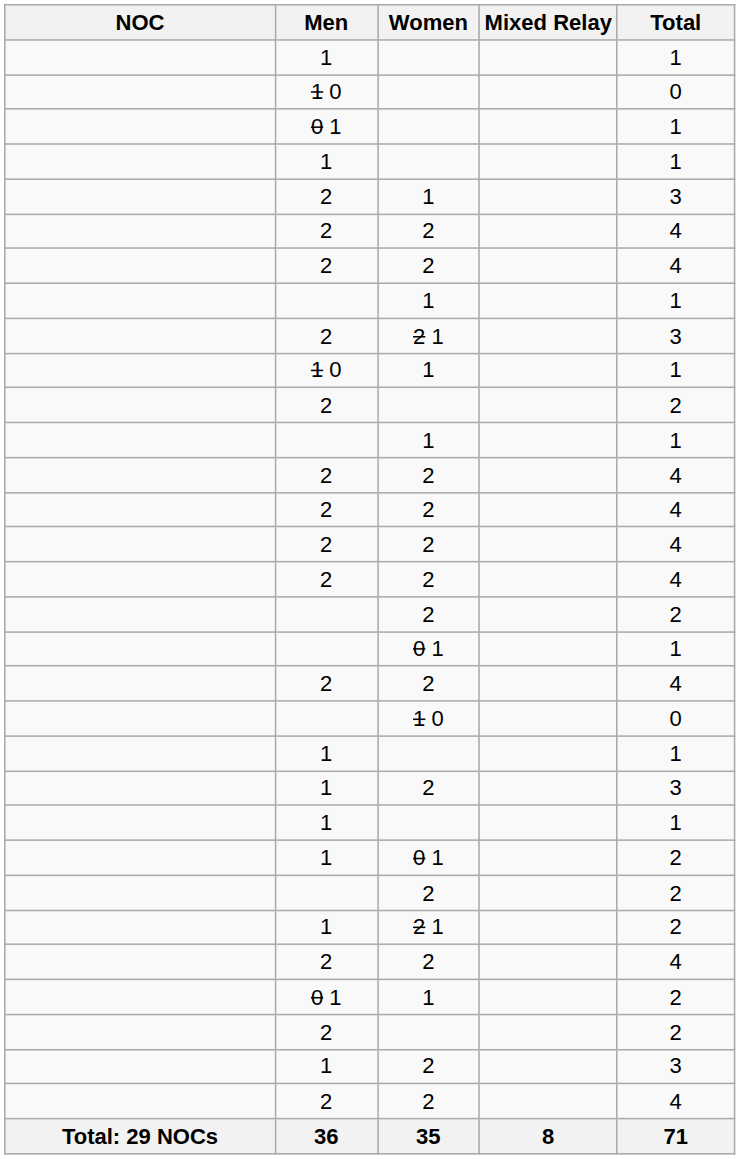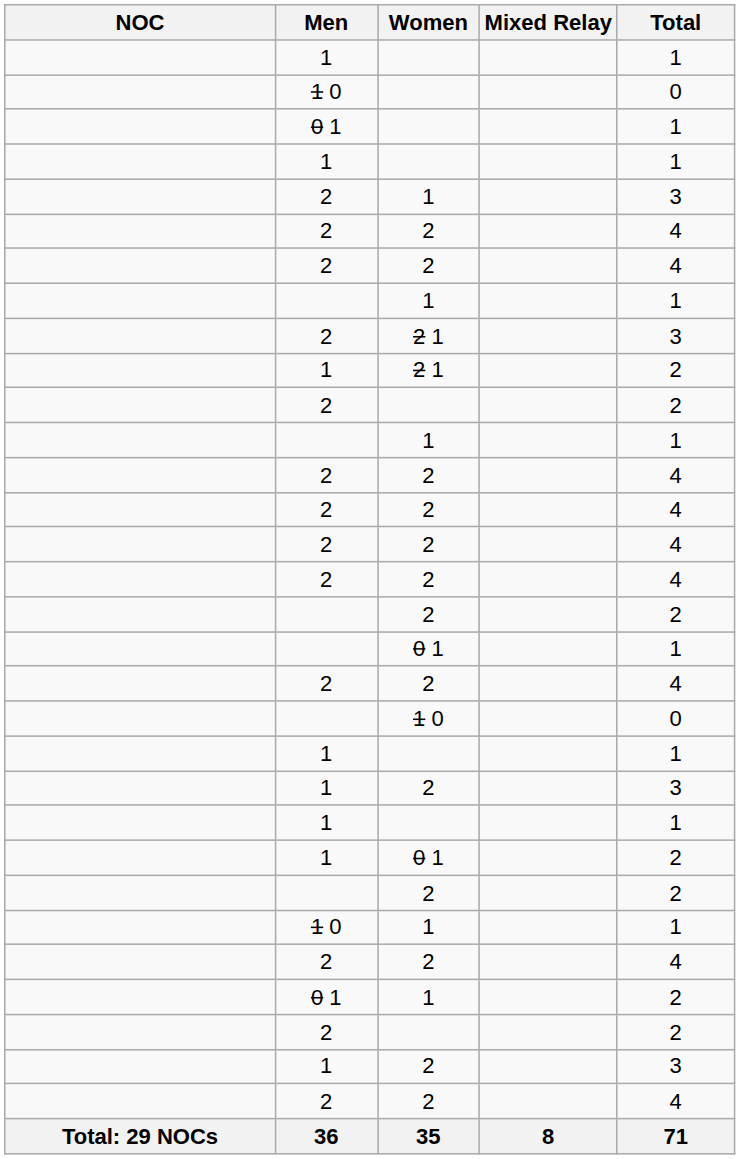rows swapped: (326, 928) <-> (326, 371)
